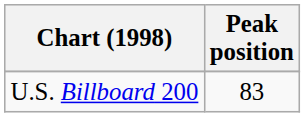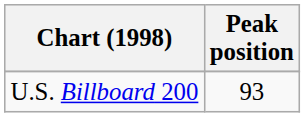(252, 91) 83 -> (252, 91) 93
